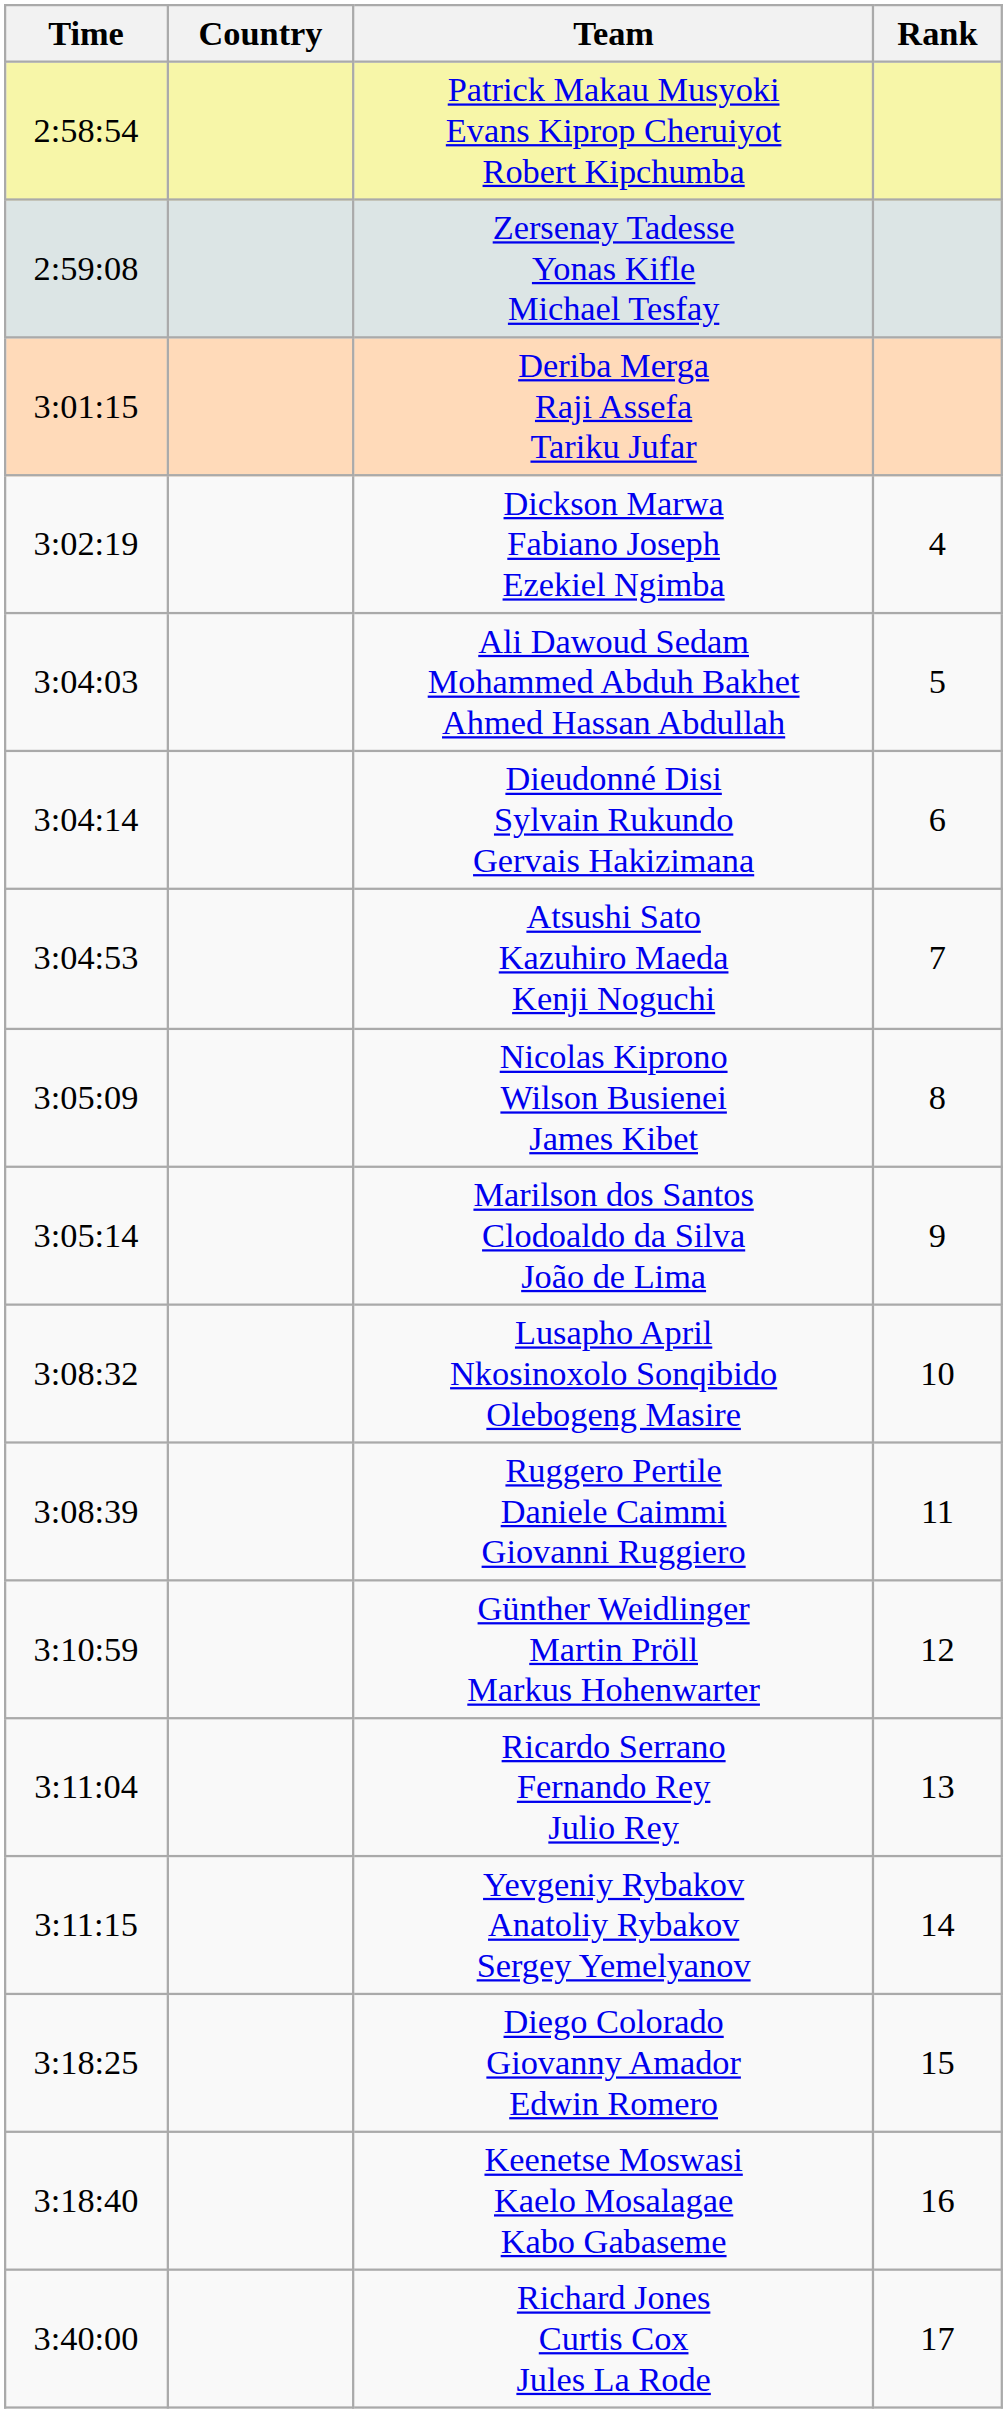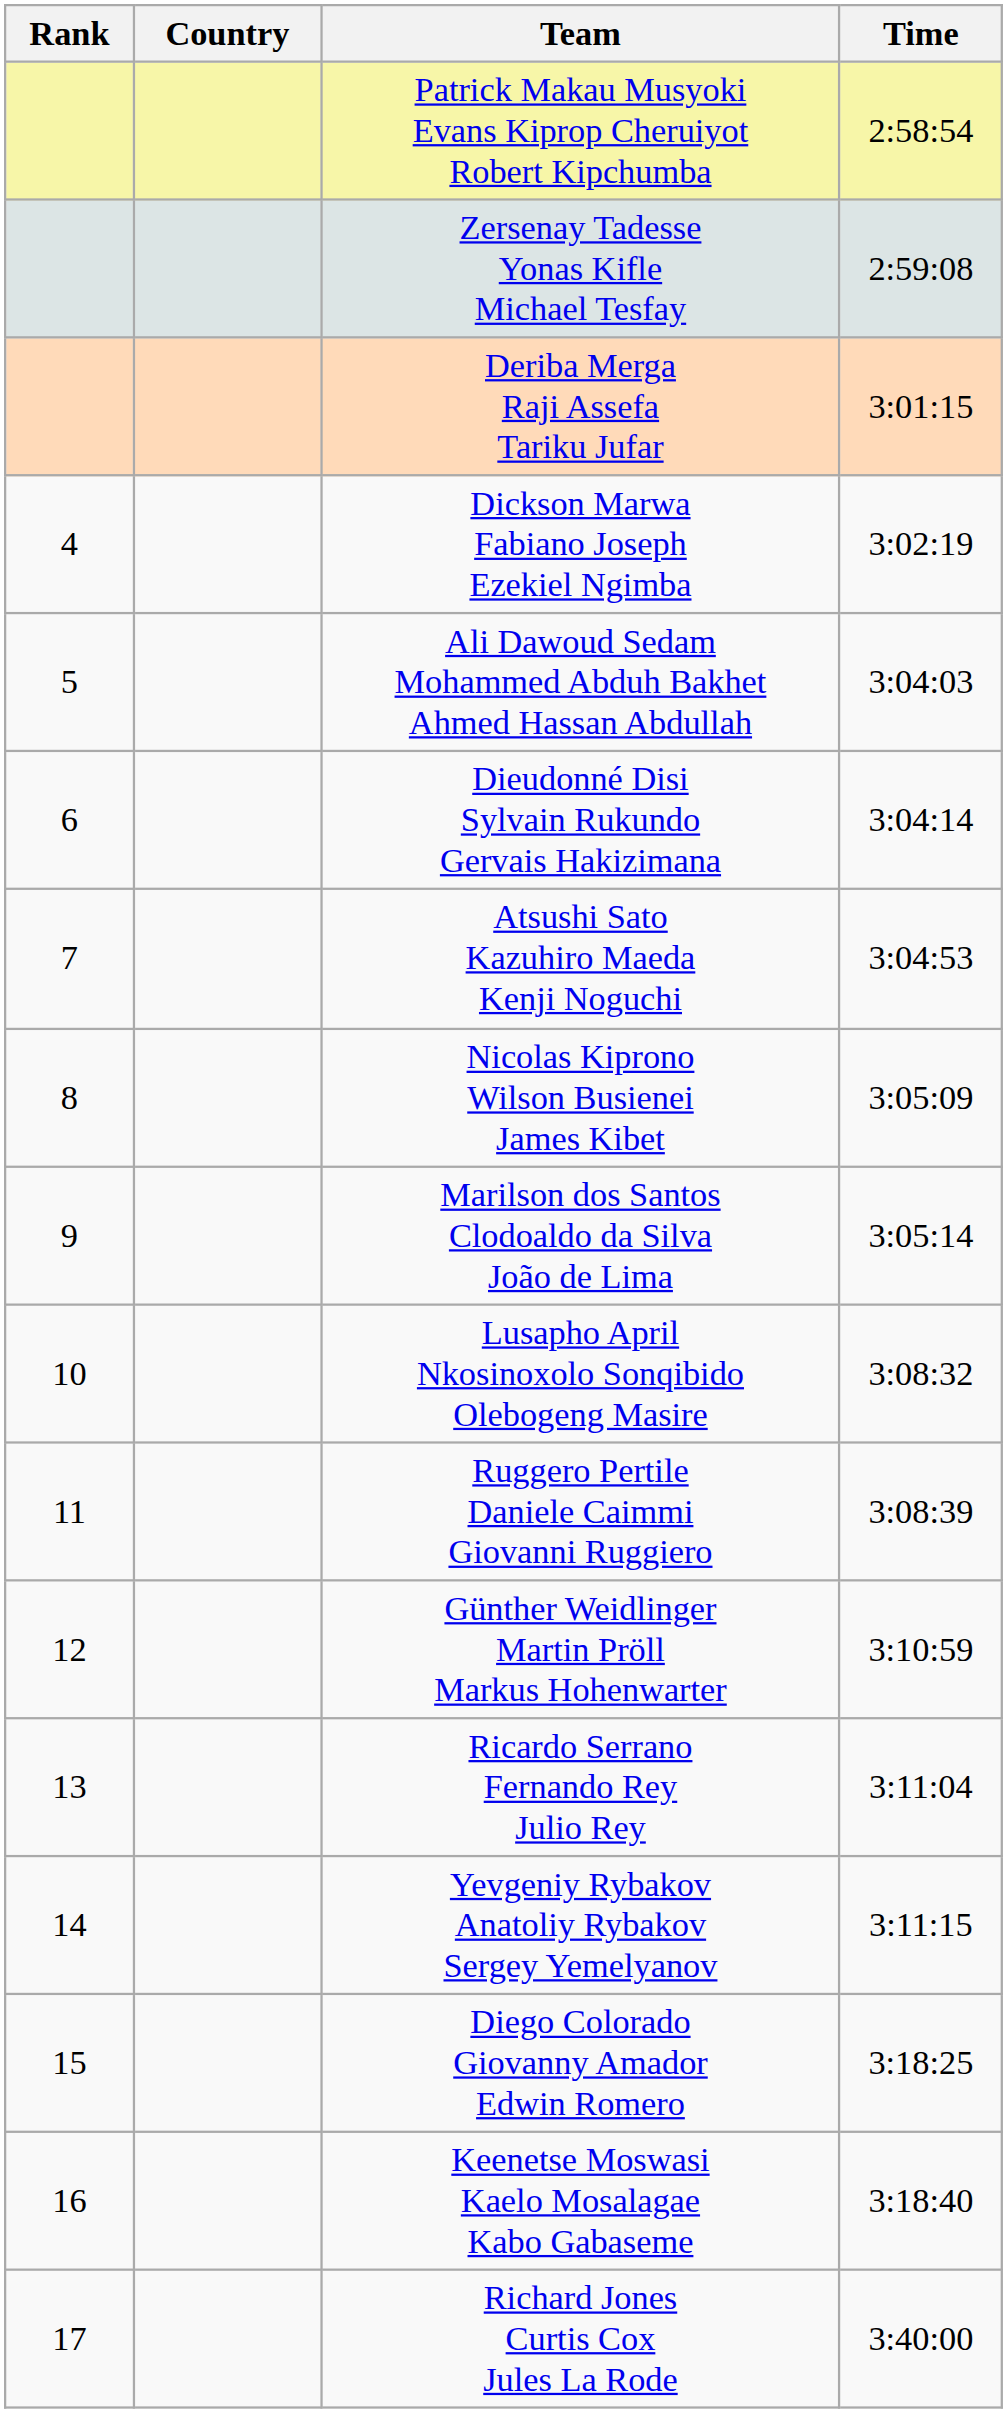columns swapped: (937, 33) <-> (86, 33)
